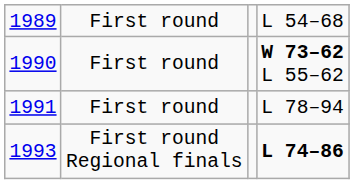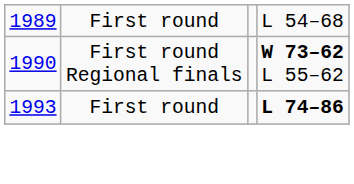(154, 64) First round -> (154, 64) First round Regional finals
- row: (33, 107)
(154, 151) First round Regional finals -> (154, 107) First round
